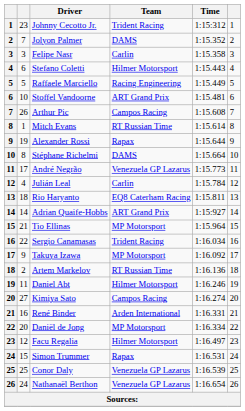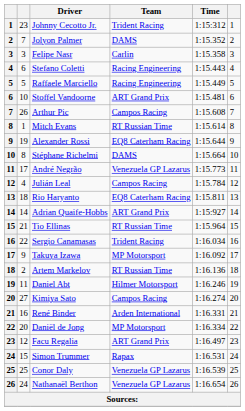(145, 68) Hilmer Motorsport -> (146, 68) Racing Engineering
(123, 140) Rapax -> (151, 140) EQ8 Caterham Racing
(123, 183) Carlin -> (139, 183) Campos Racing
(139, 226) MP Motorsport -> (142, 226) RT Russian Time
(145, 341) Hilmer Motorsport -> (140, 341) ART Grand Prix
